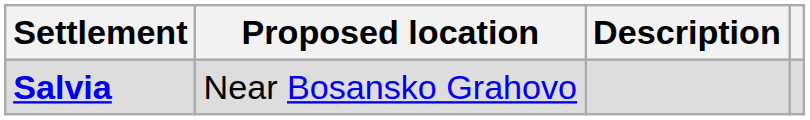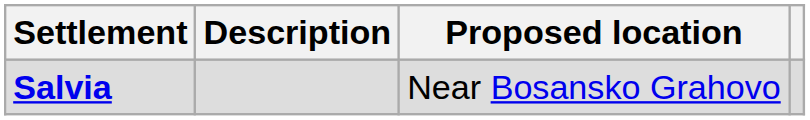columns swapped: (687, 33) <-> (390, 33)
